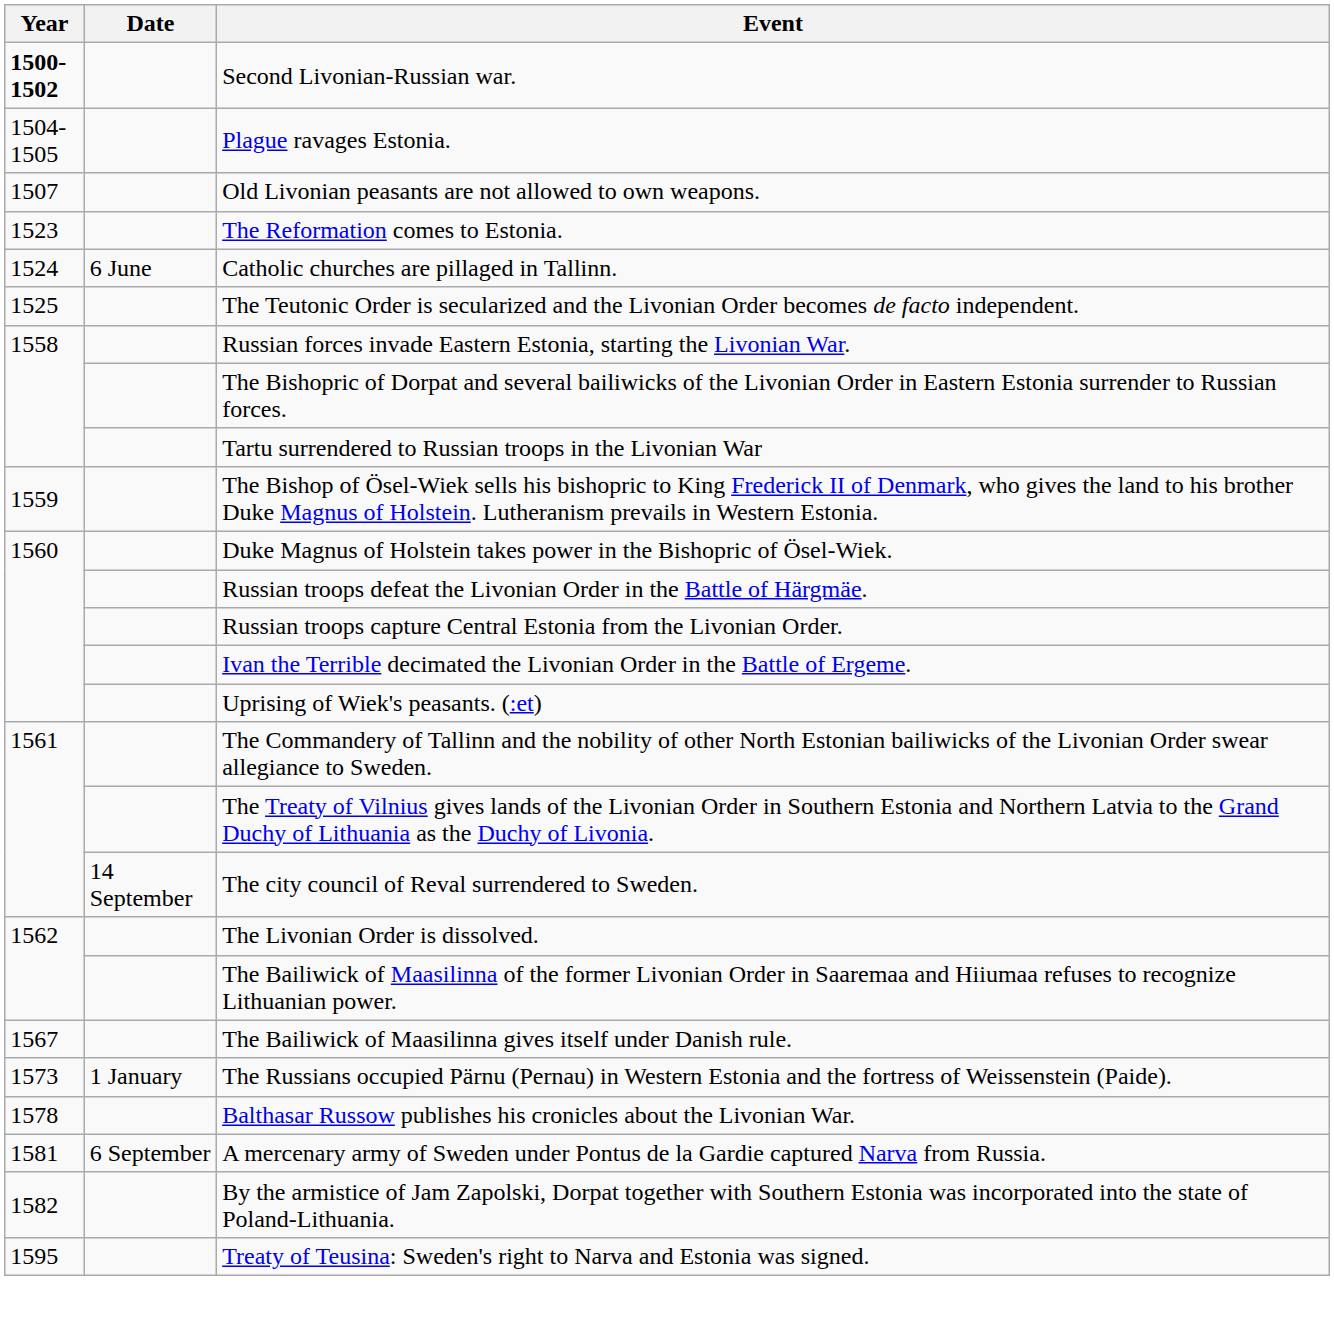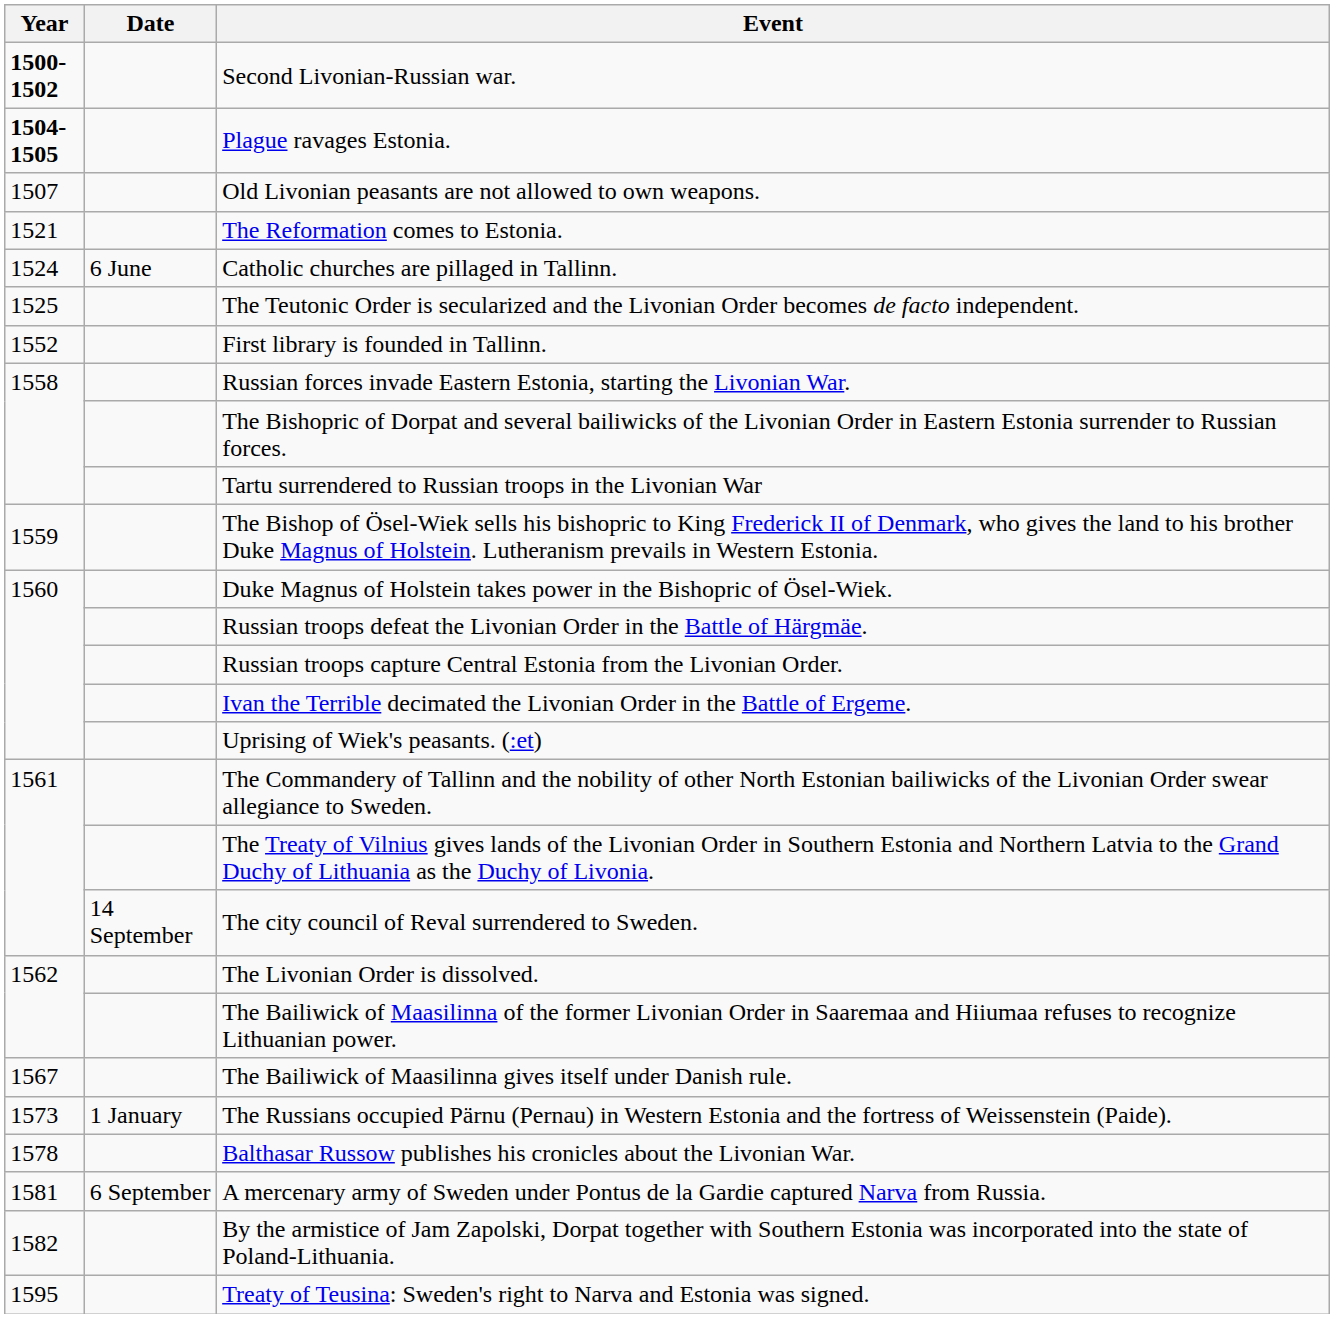(38, 140) normal -> (38, 140) bold
(34, 229) 1523 -> (34, 229) 1521
+ row: (384, 343)
